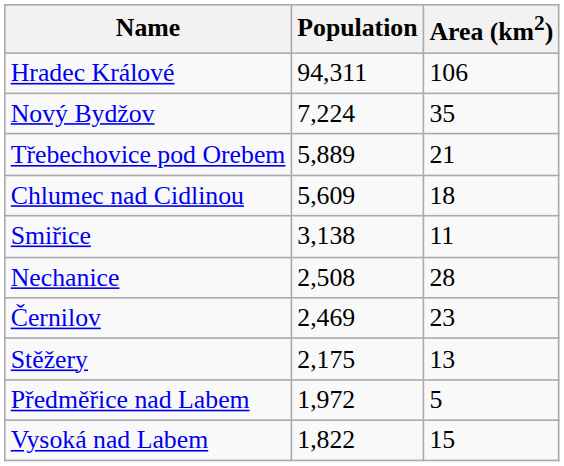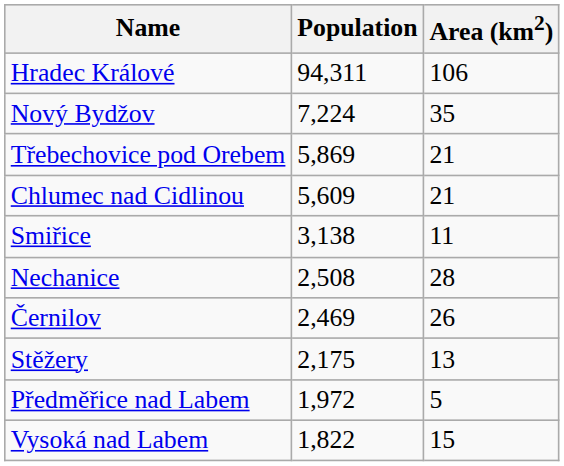(326, 154) 5,889 -> (326, 154) 5,869
(442, 195) 18 -> (442, 195) 21
(442, 317) 23 -> (442, 317) 26
